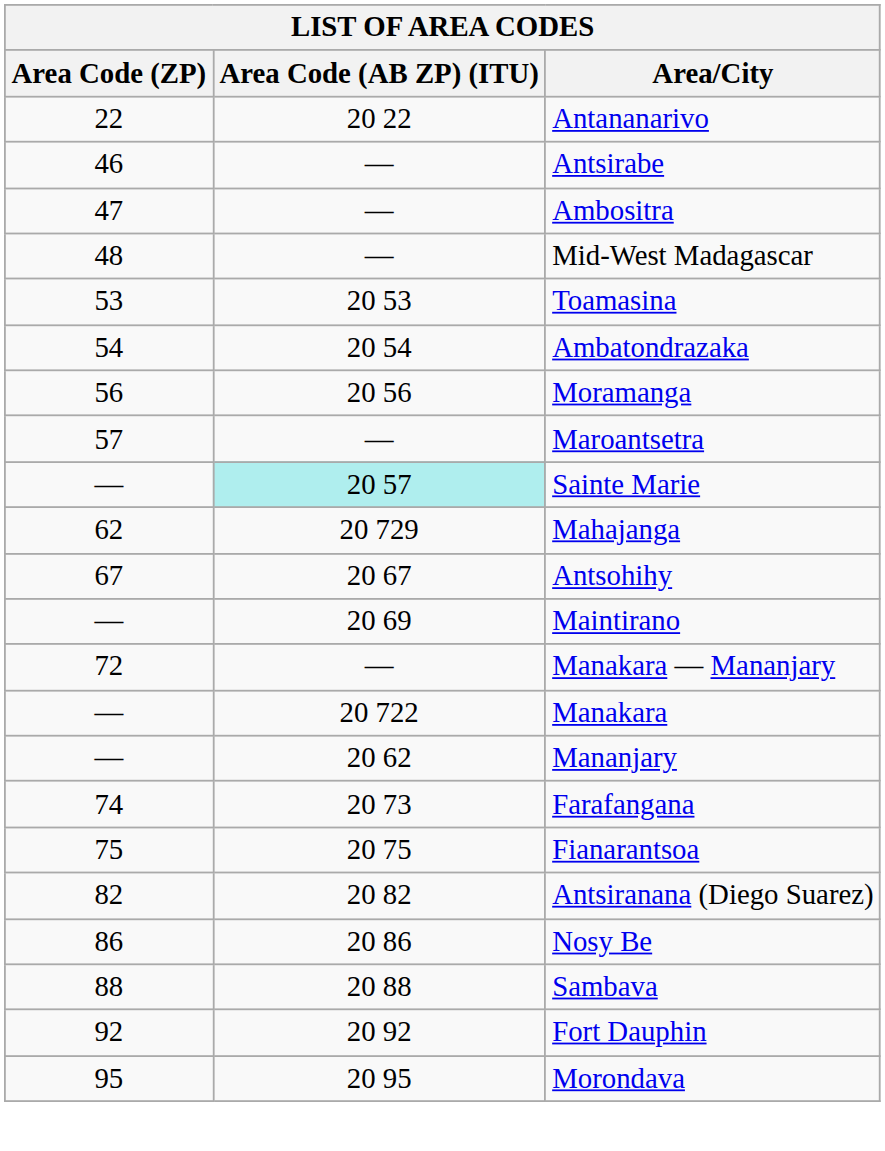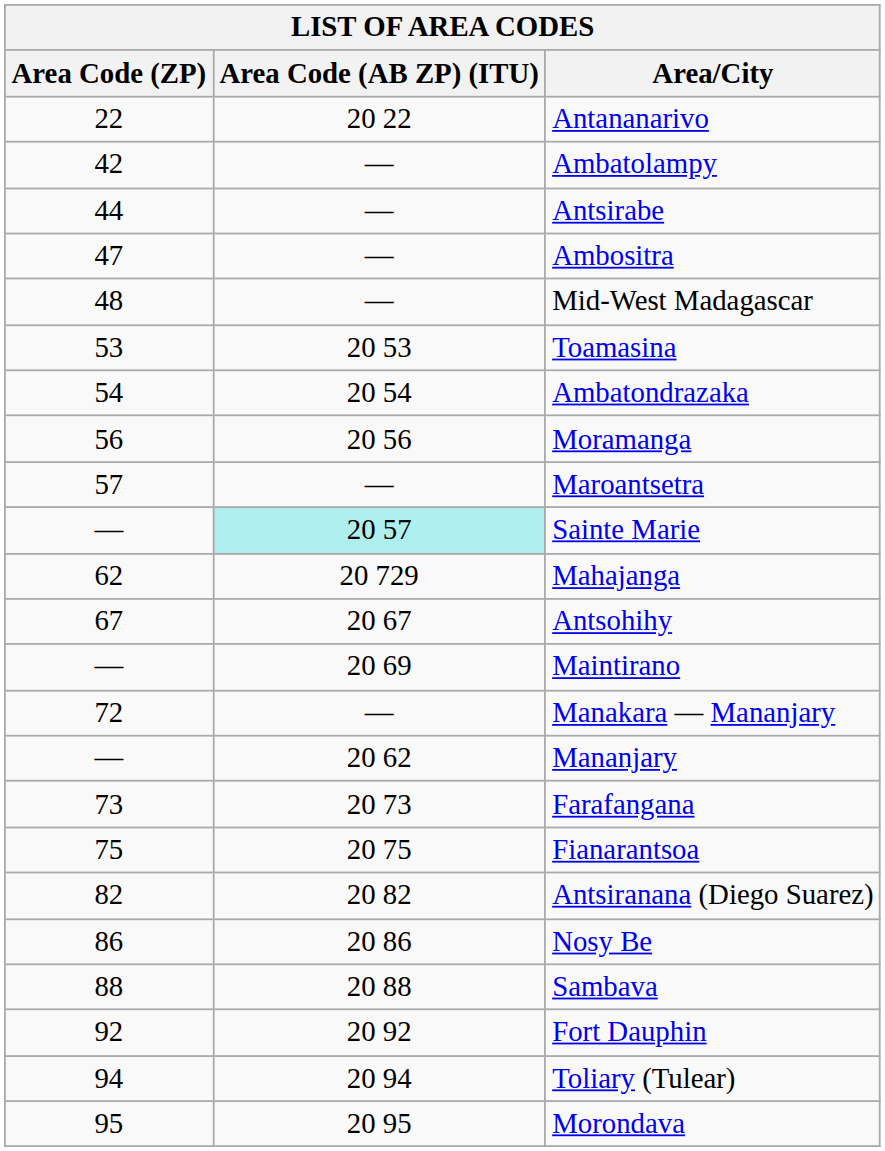+ row: (635, 164)
(109, 164) 46 -> (109, 210) 44
- row: (610, 712)
(109, 803) 74 -> (109, 803) 73
+ row: (644, 1077)
